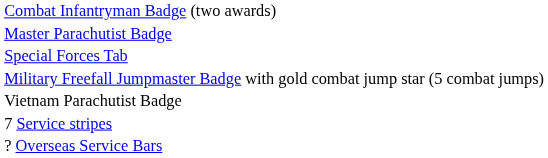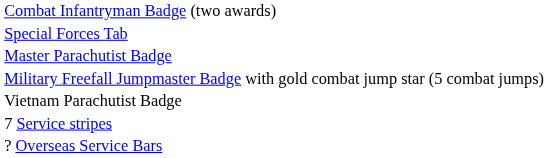rows swapped: (66, 56) <-> (88, 33)
